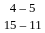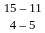rows swapped: (23, 7) <-> (23, 25)
